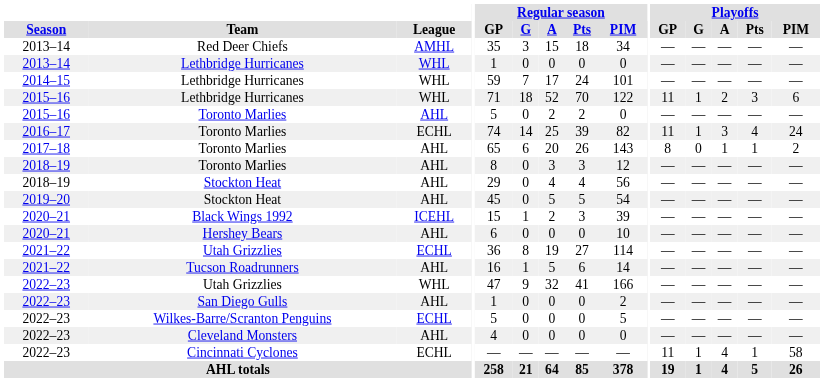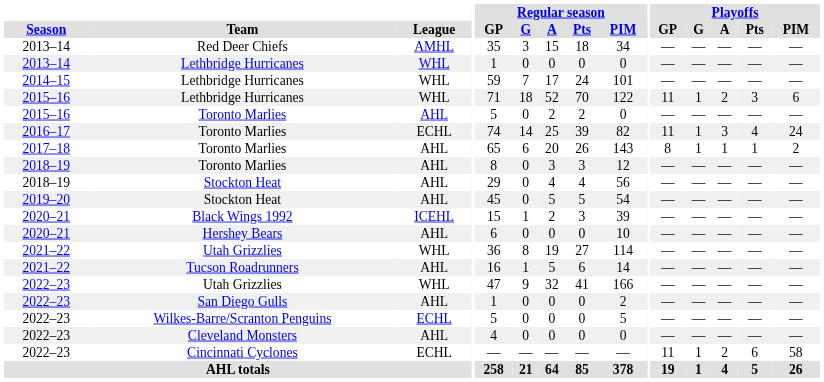(698, 148) 0 -> (698, 148) 1
(434, 250) ECHL -> (434, 250) WHL
(725, 352) 4 -> (725, 352) 2
(755, 352) 1 -> (755, 352) 6
